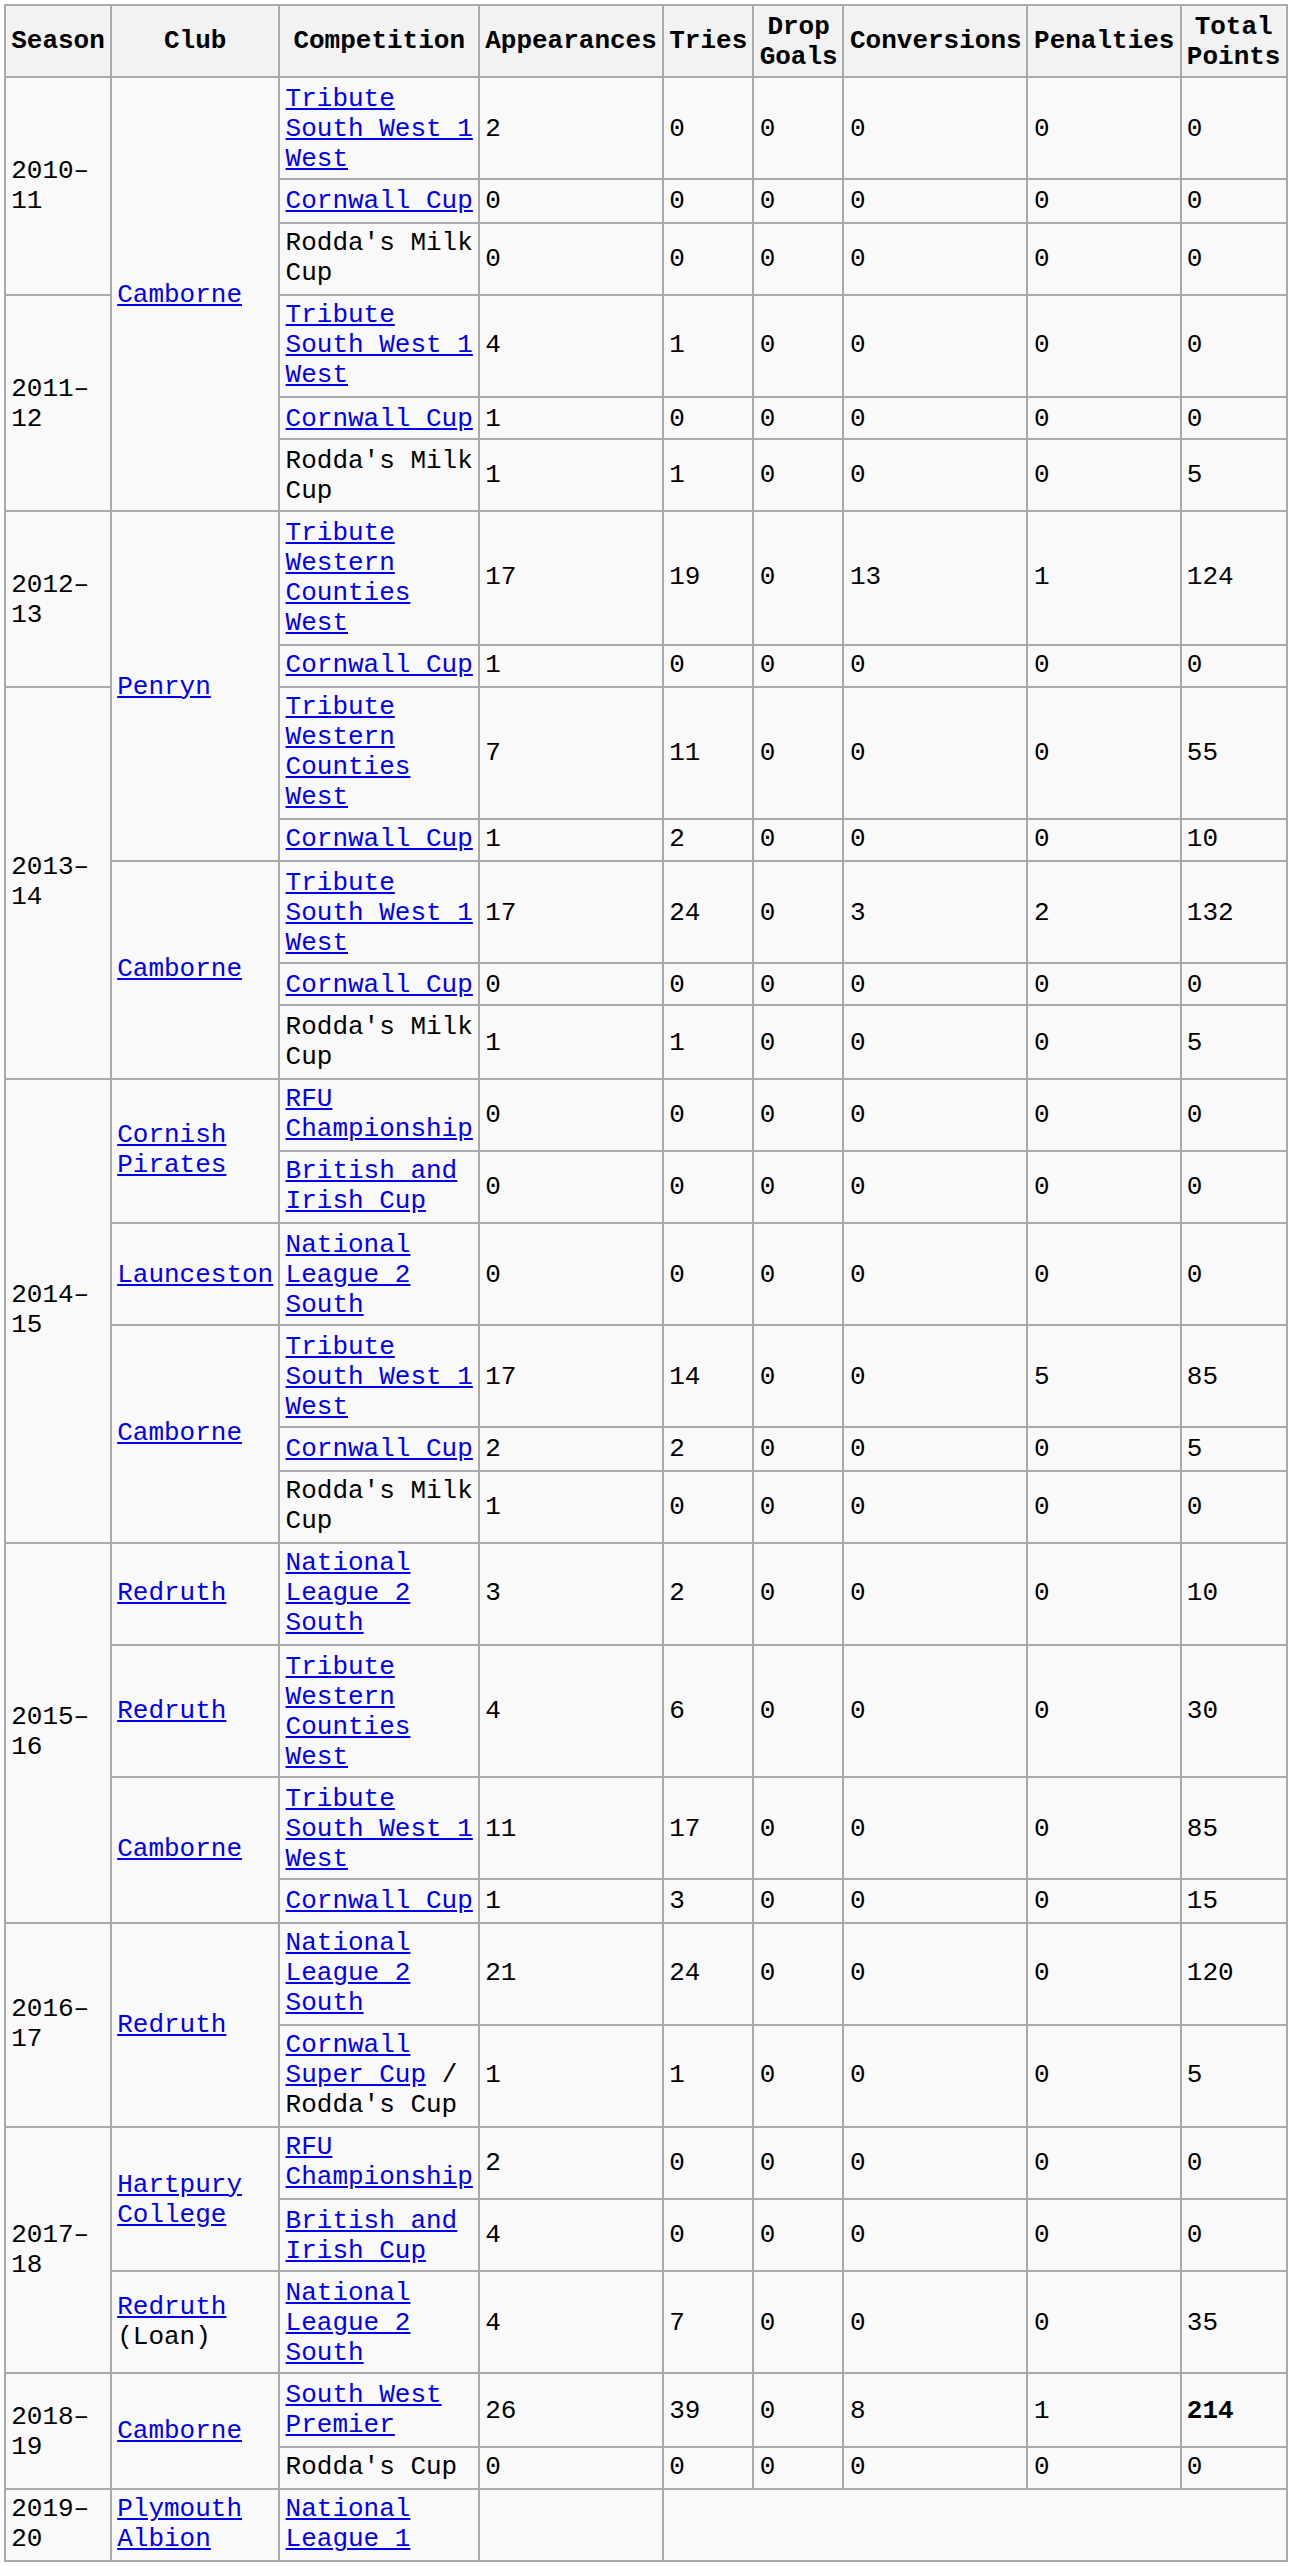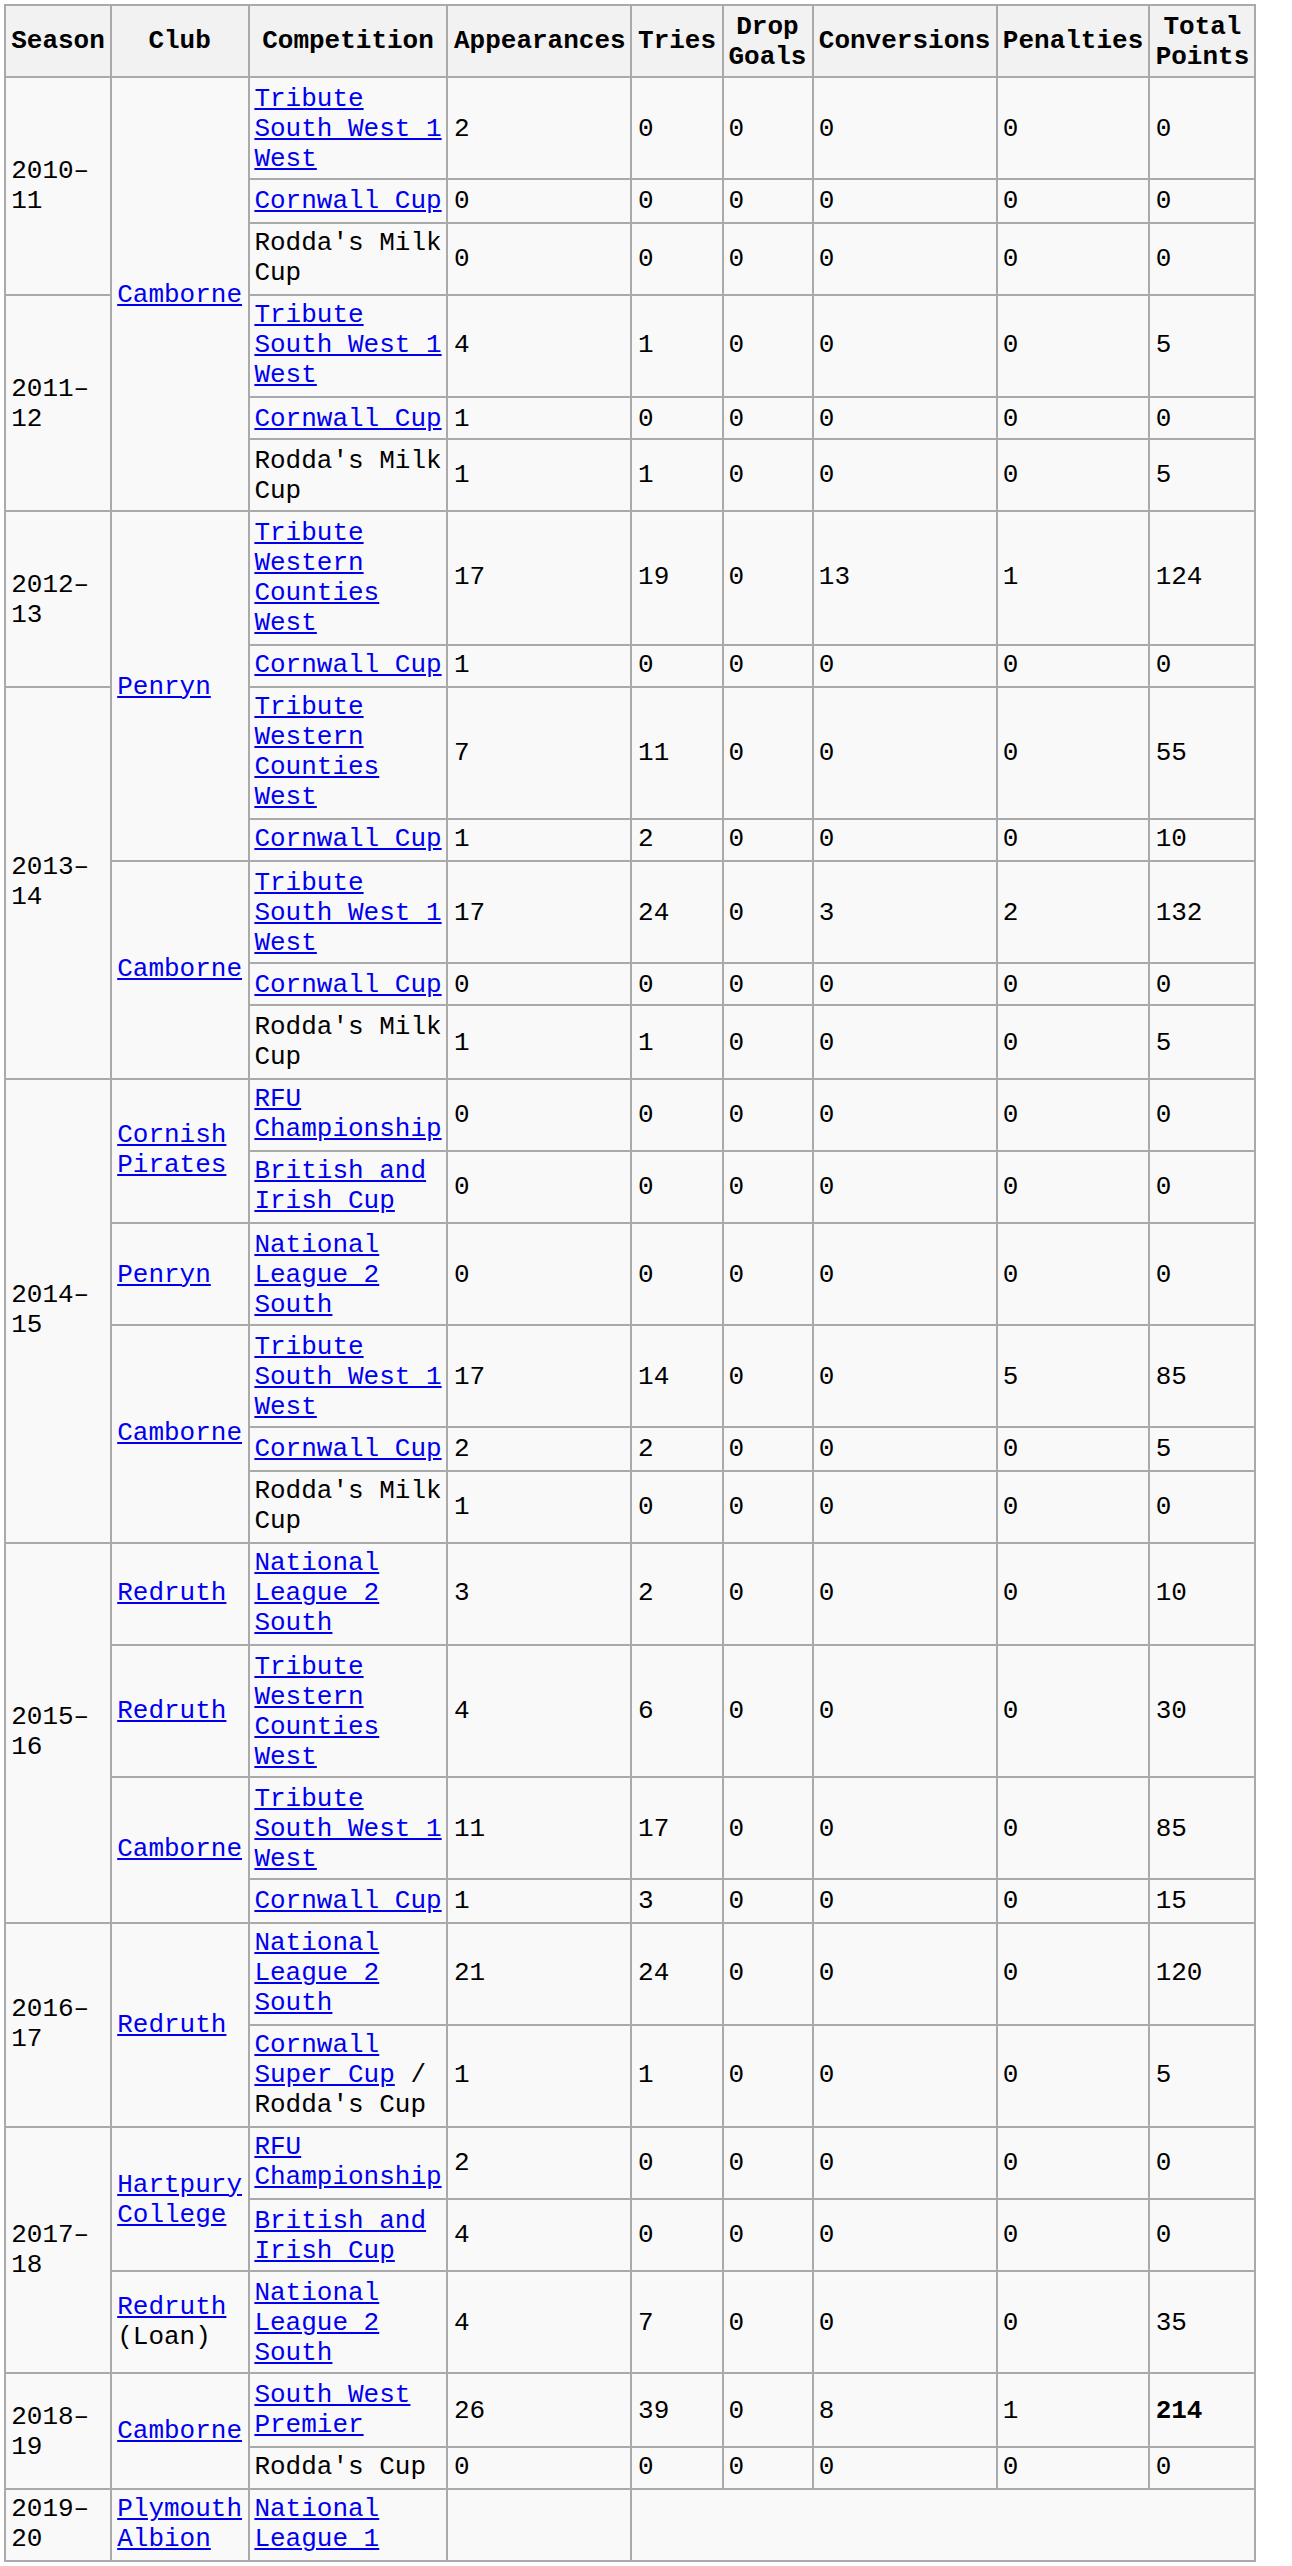(1195, 346) 0 -> (1163, 346) 5
(195, 1274) Launceston -> (164, 1274) Penryn
